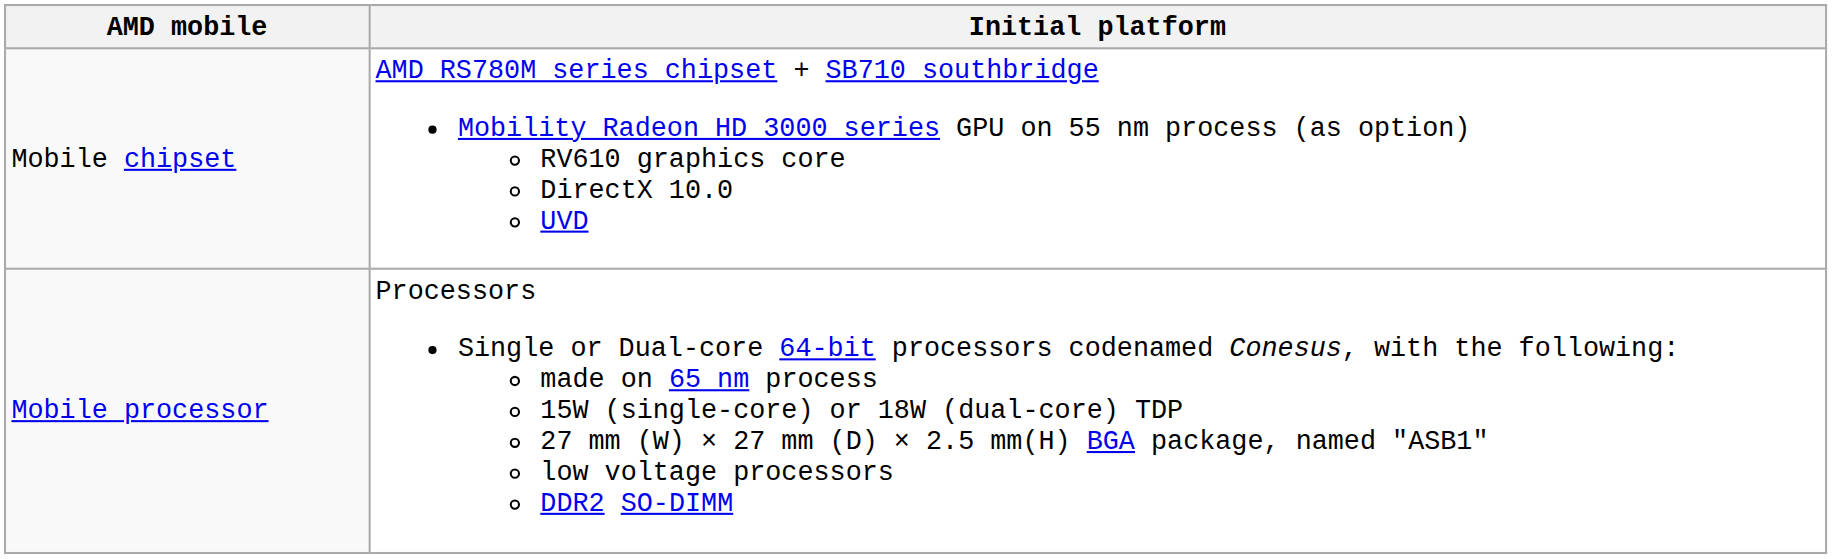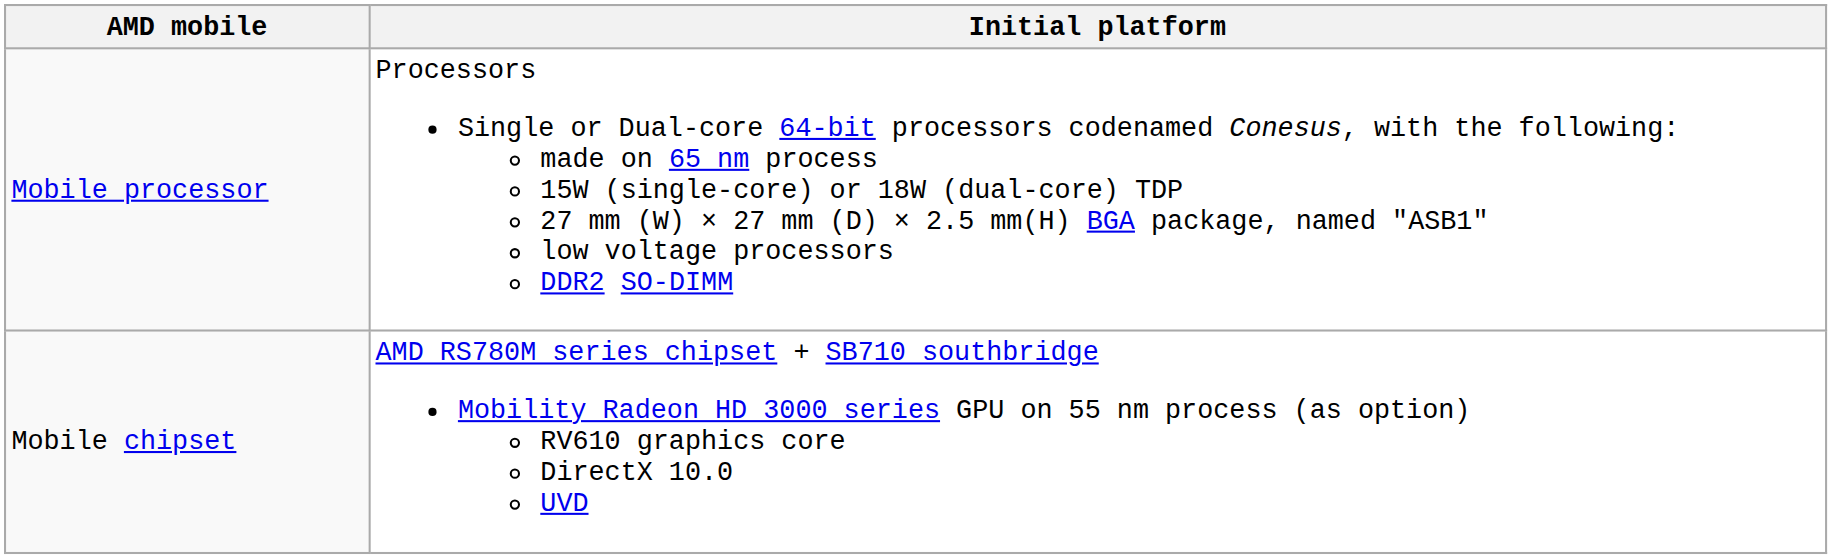rows swapped: (140, 411) <-> (124, 159)
